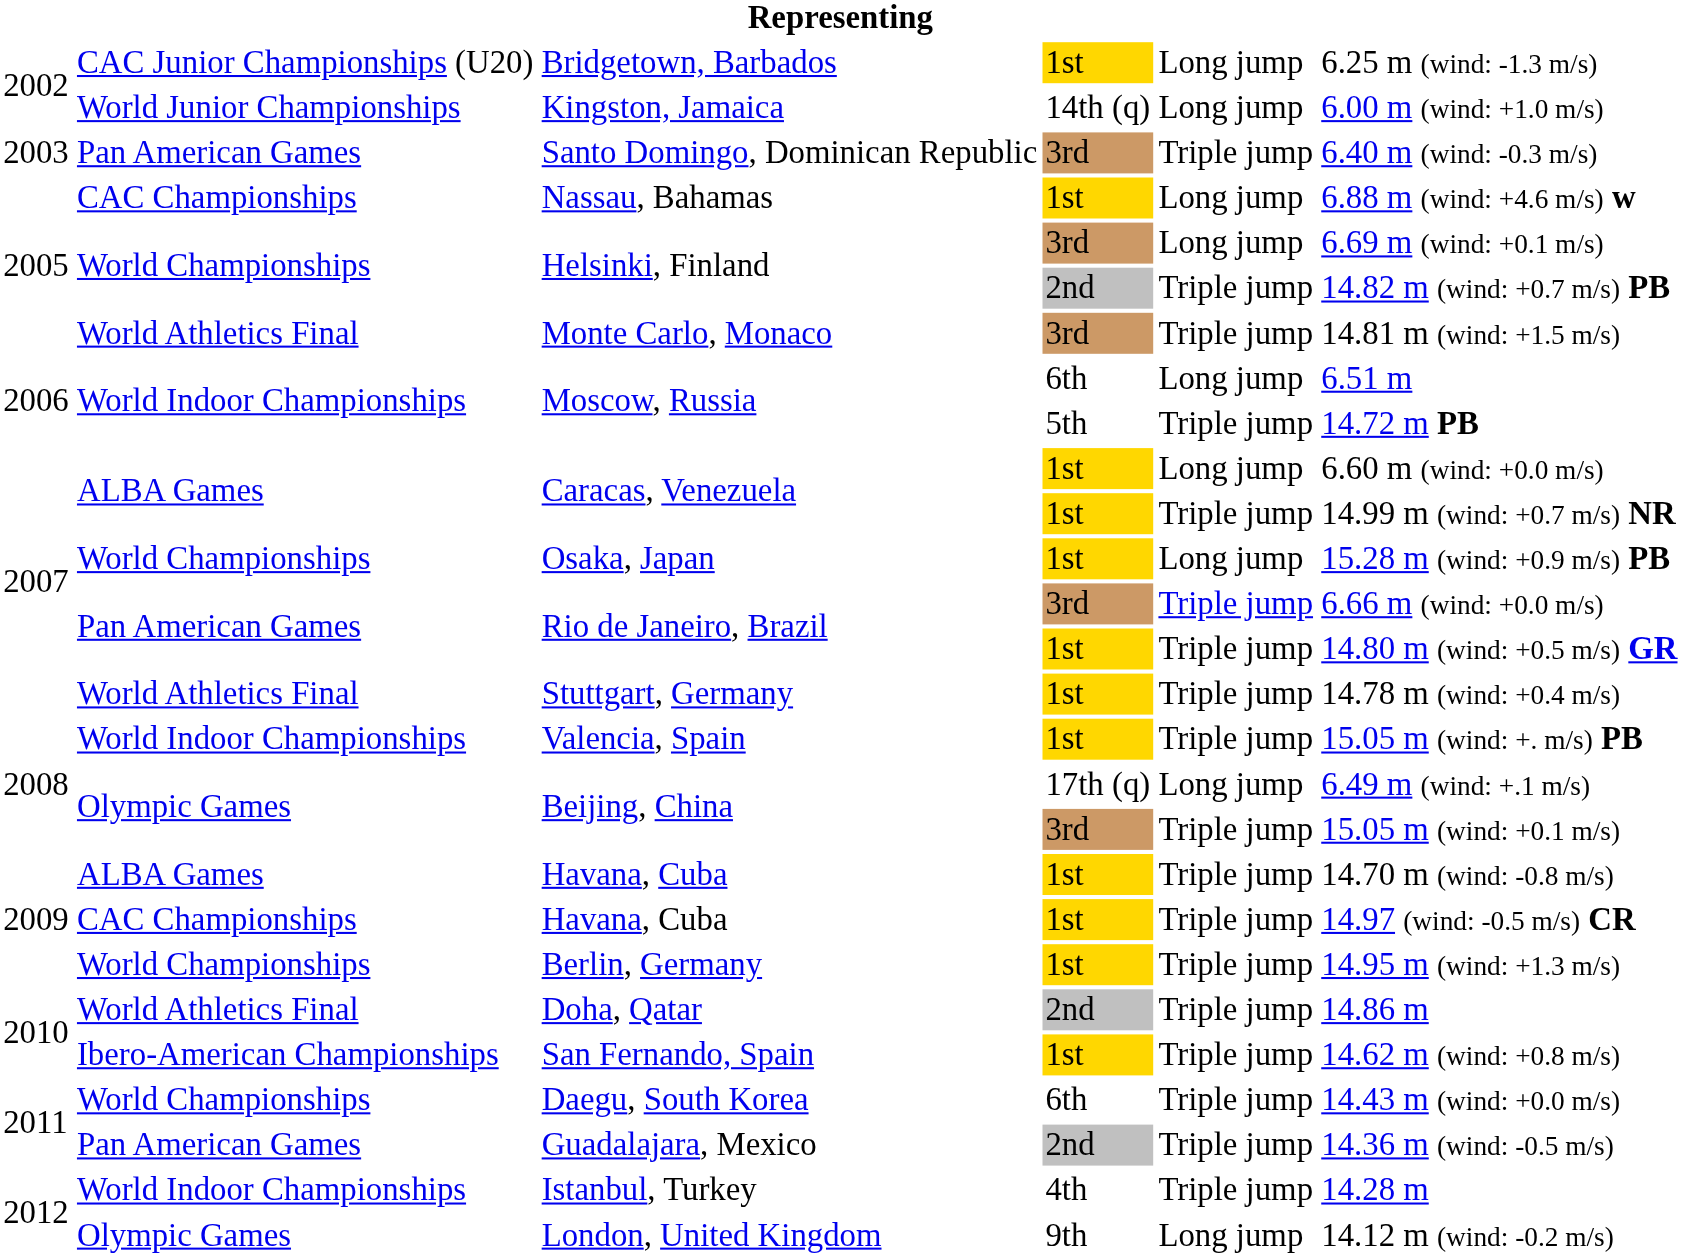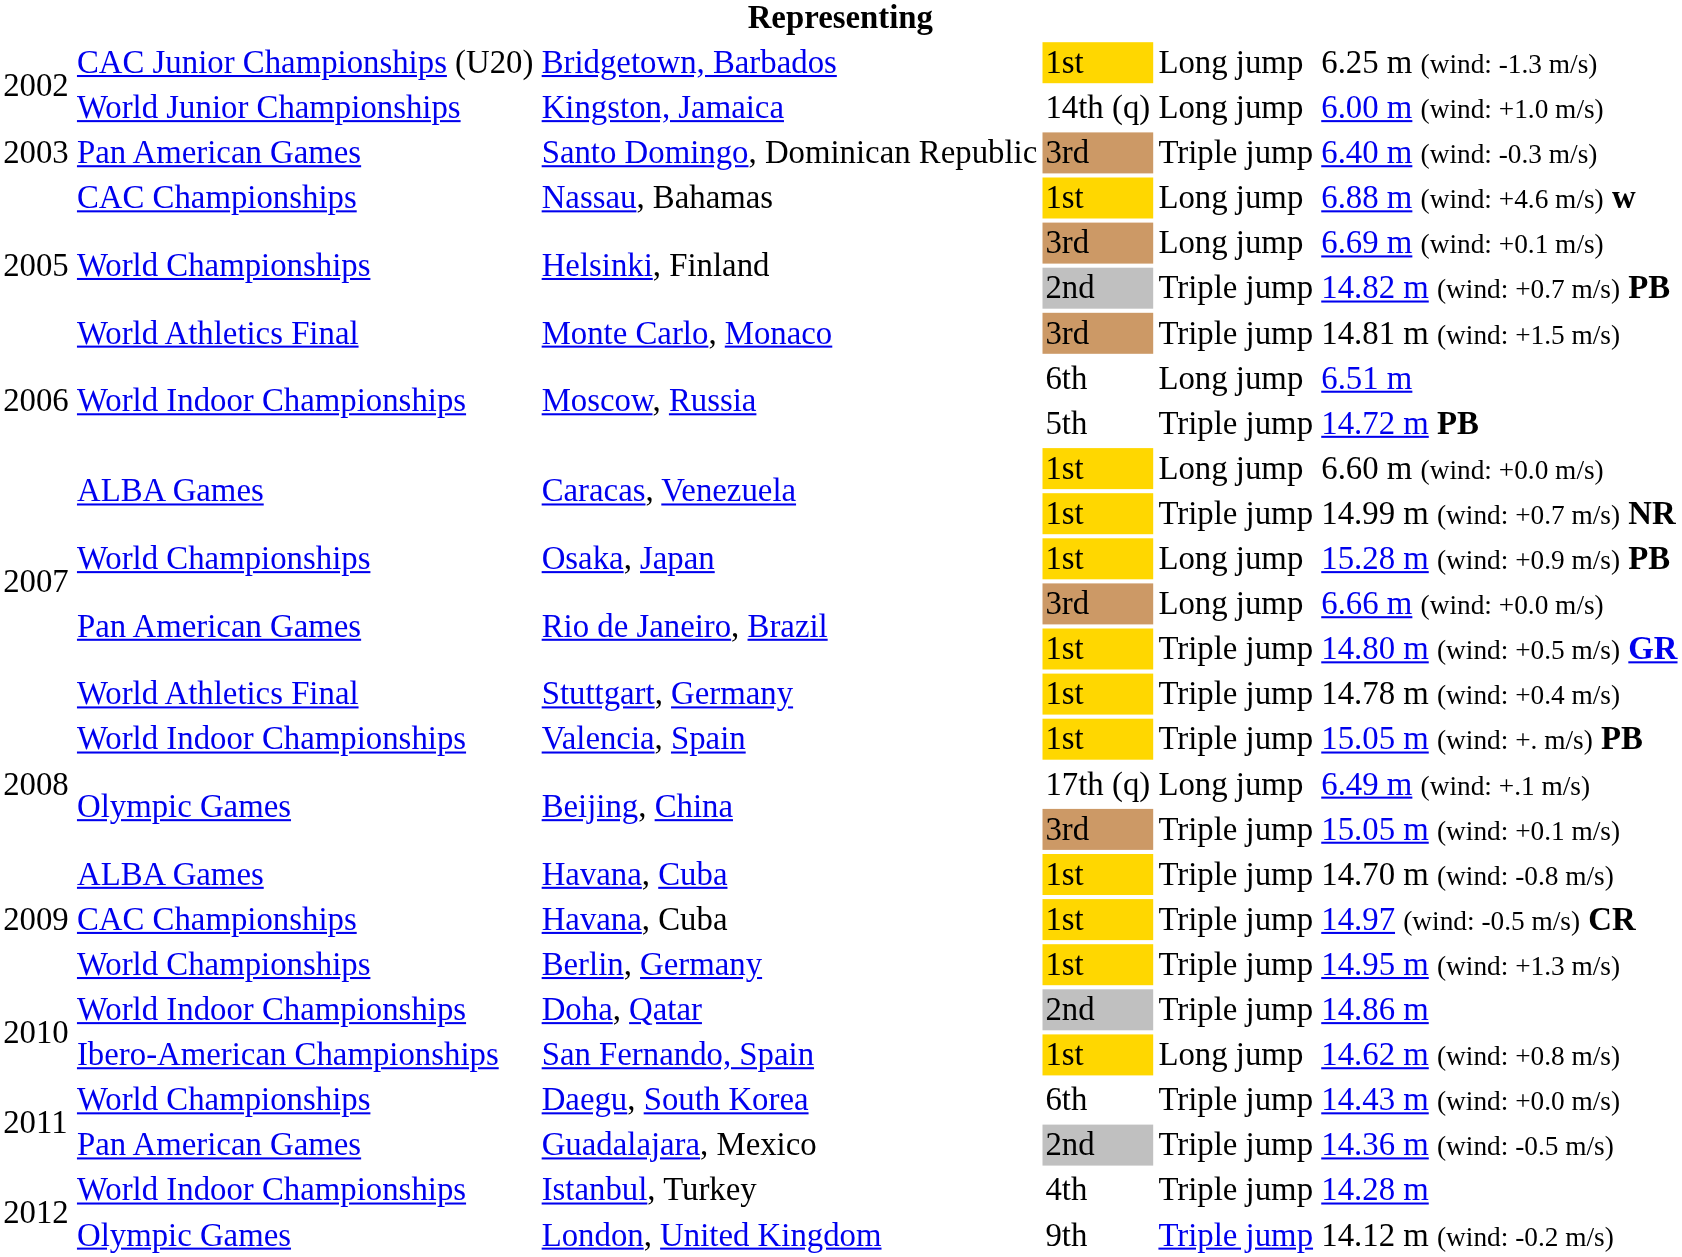(1236, 603) Triple jump -> (1231, 603) Long jump
(218, 1009) World Athletics Final -> (272, 1009) World Indoor Championships
(1236, 1054) Triple jump -> (1231, 1054) Long jump
(1231, 1234) Long jump -> (1236, 1234) Triple jump
